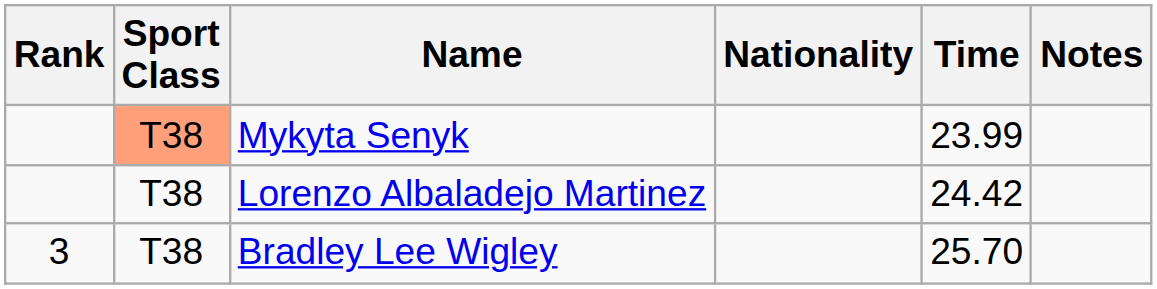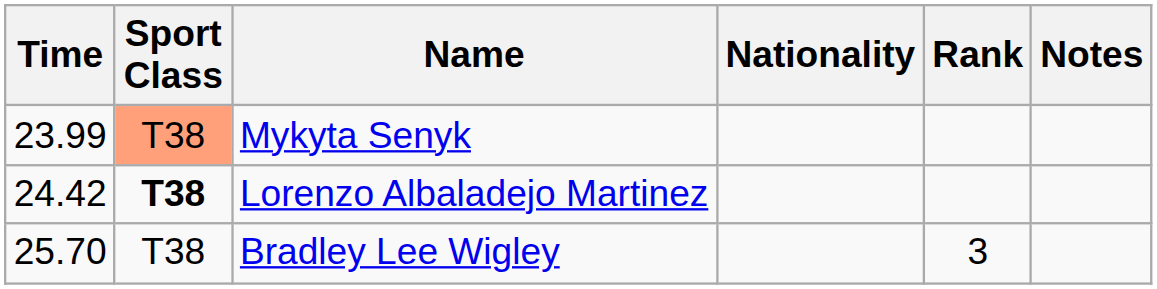columns swapped: (59, 54) <-> (977, 54)
(171, 193) normal -> (173, 193) bold
